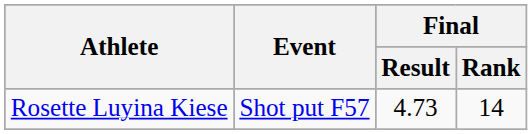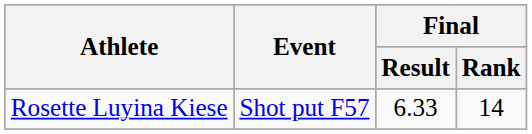(416, 108) 4.73 -> (416, 108) 6.33
